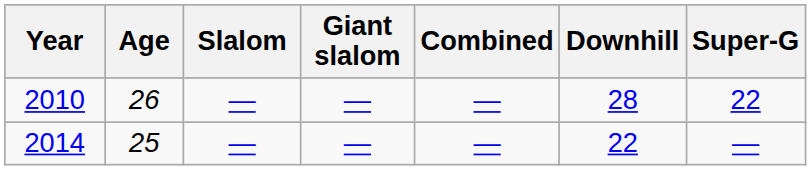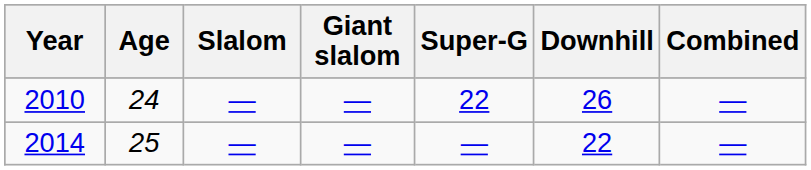columns swapped: (746, 41) <-> (487, 41)
(144, 99) 26 -> (144, 99) 24
(623, 99) 28 -> (597, 99) 26
